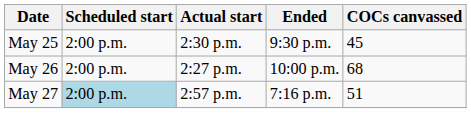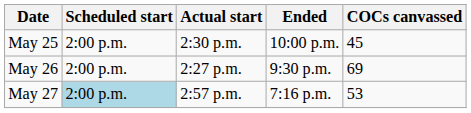(301, 42) 9:30 p.m. -> (305, 42) 10:00 p.m.
(305, 68) 10:00 p.m. -> (301, 68) 9:30 p.m.
(355, 68) 68 -> (355, 68) 69
(355, 94) 51 -> (355, 94) 53
